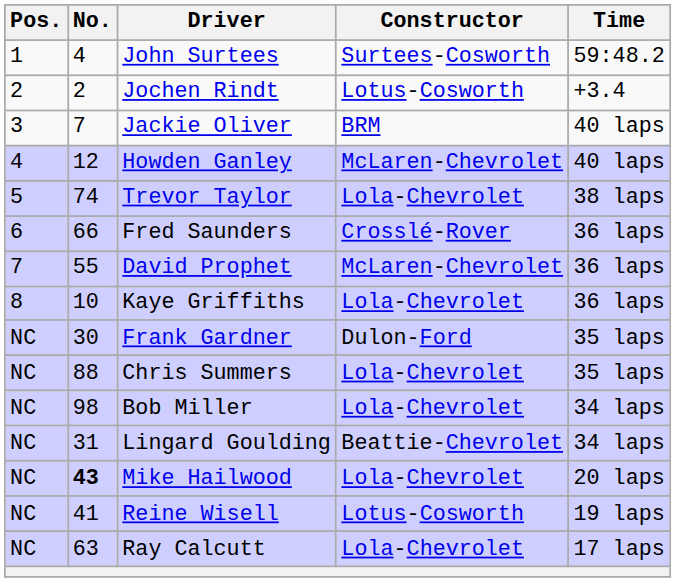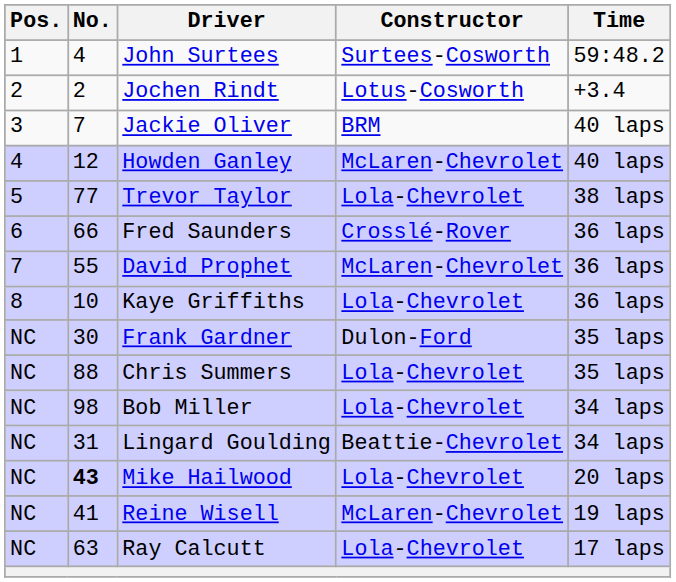(86, 198) 74 -> (86, 198) 77
(433, 514) Lotus-Cosworth -> (452, 514) McLaren-Chevrolet
